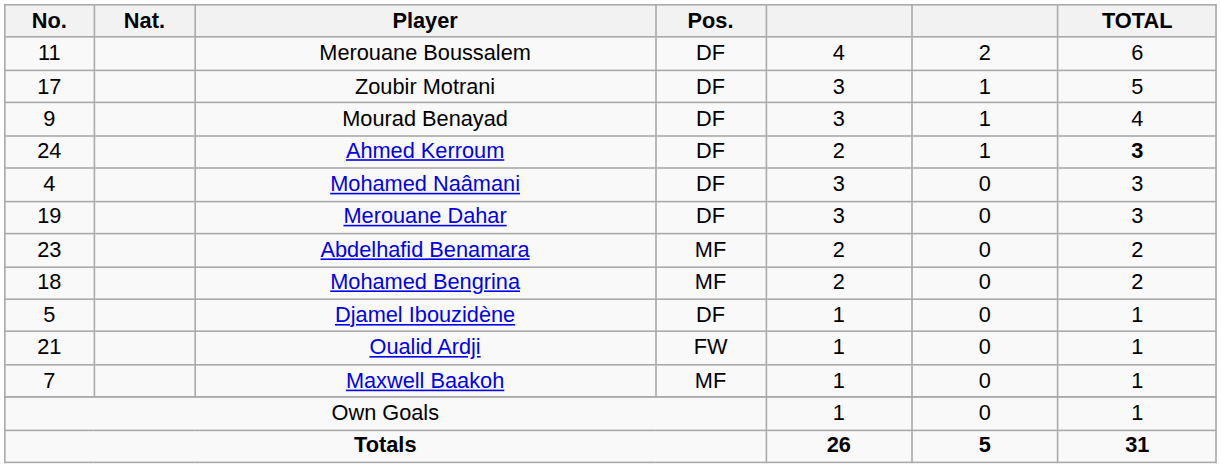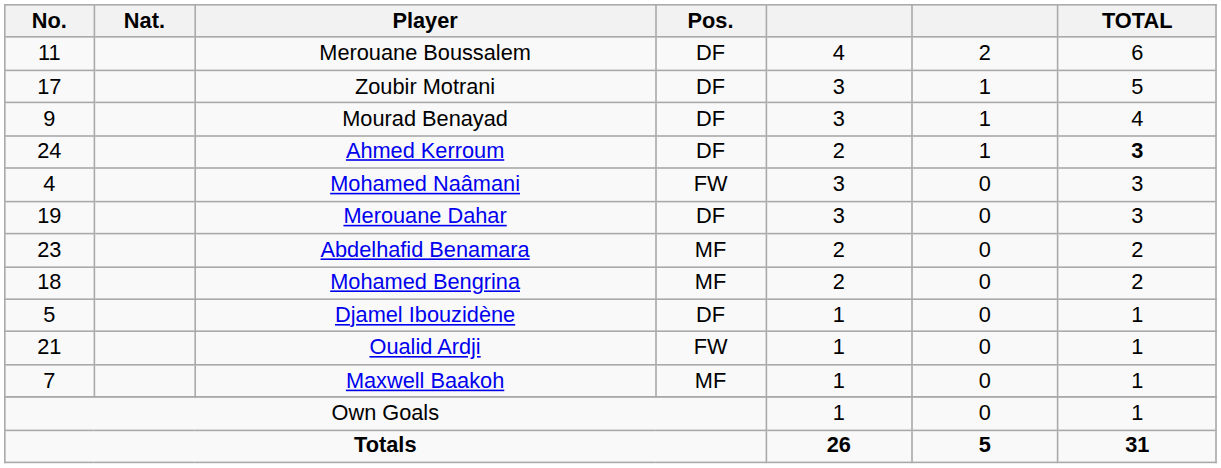(711, 183) DF -> (711, 183) FW
